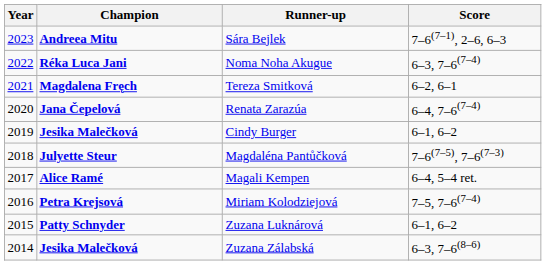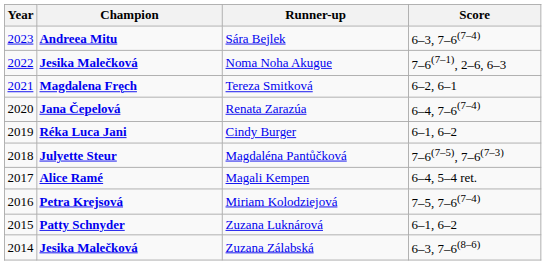(459, 38) 7–6(7–1), 2–6, 6–3 -> (446, 38) 6–3, 7–6(7–4)
(83, 63) Réka Luca Jani -> (89, 63) Jesika Malečková
(446, 63) 6–3, 7–6(7–4) -> (459, 63) 7–6(7–1), 2–6, 6–3
(89, 132) Jesika Malečková -> (83, 132) Réka Luca Jani
